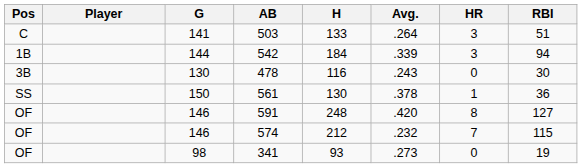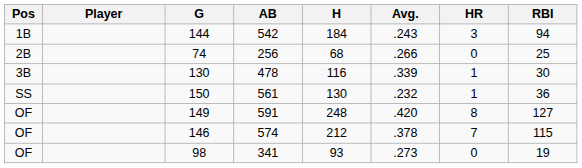- row: (268, 34)
(405, 53) .339 -> (405, 34) .243
+ row: (268, 53)
(405, 73) .243 -> (405, 73) .339
(474, 73) 0 -> (474, 73) 1
(405, 93) .378 -> (405, 93) .232
(199, 113) 146 -> (199, 113) 149
(405, 133) .232 -> (405, 133) .378
